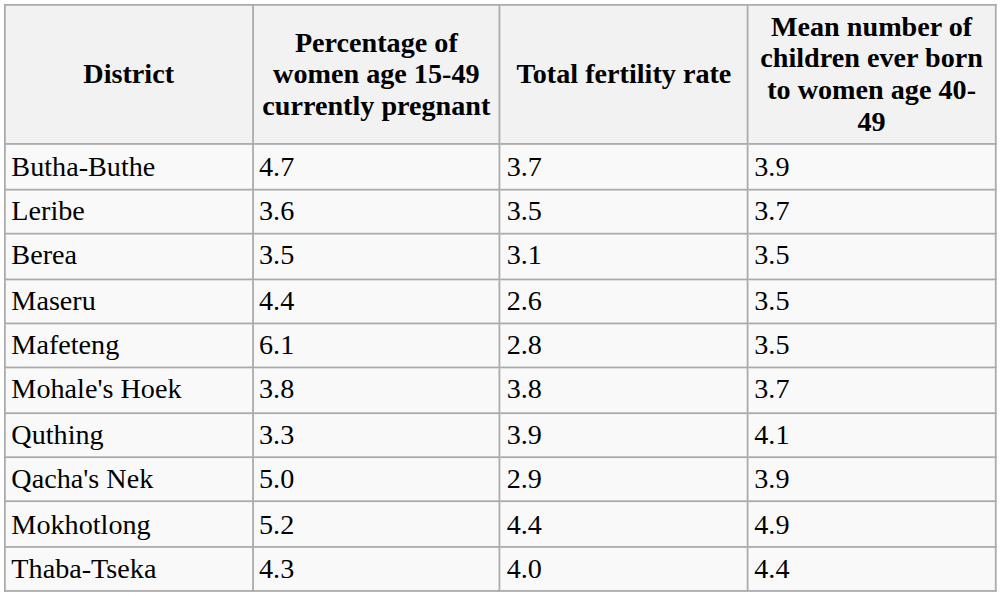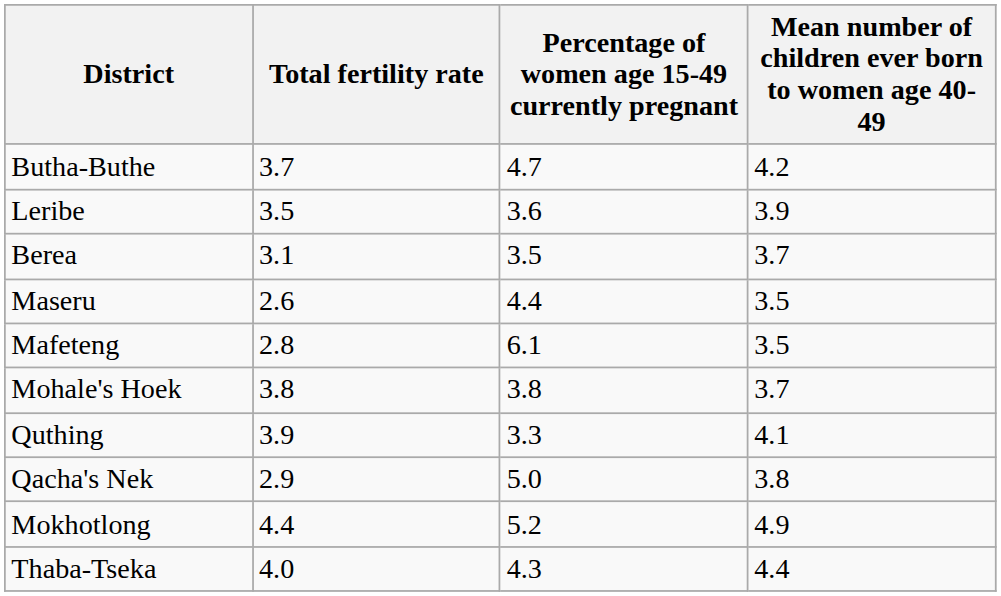columns swapped: (624, 74) <-> (376, 74)
(772, 166) 3.9 -> (772, 166) 4.2
(772, 211) 3.7 -> (772, 211) 3.9
(772, 255) 3.5 -> (772, 255) 3.7
(772, 479) 3.9 -> (772, 479) 3.8
